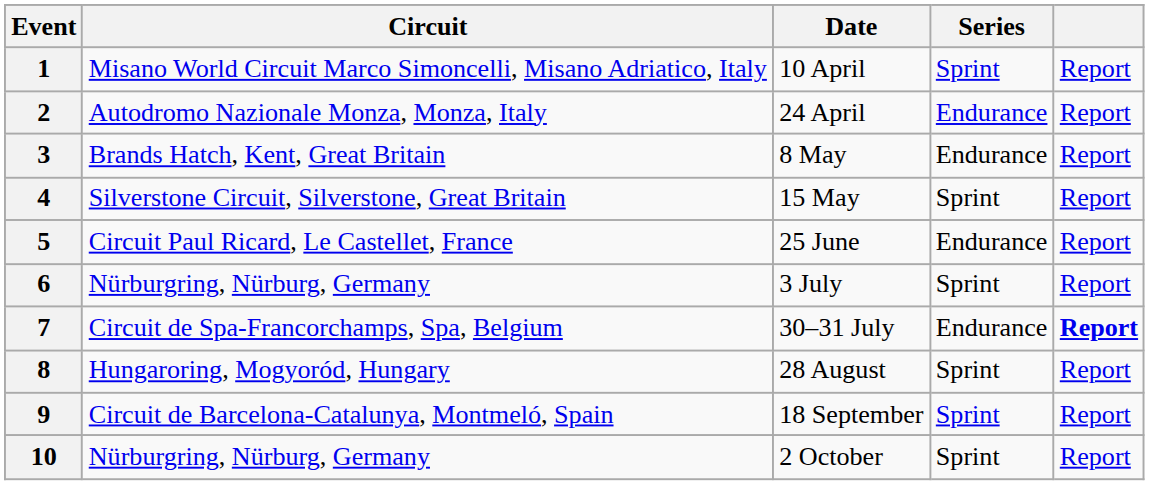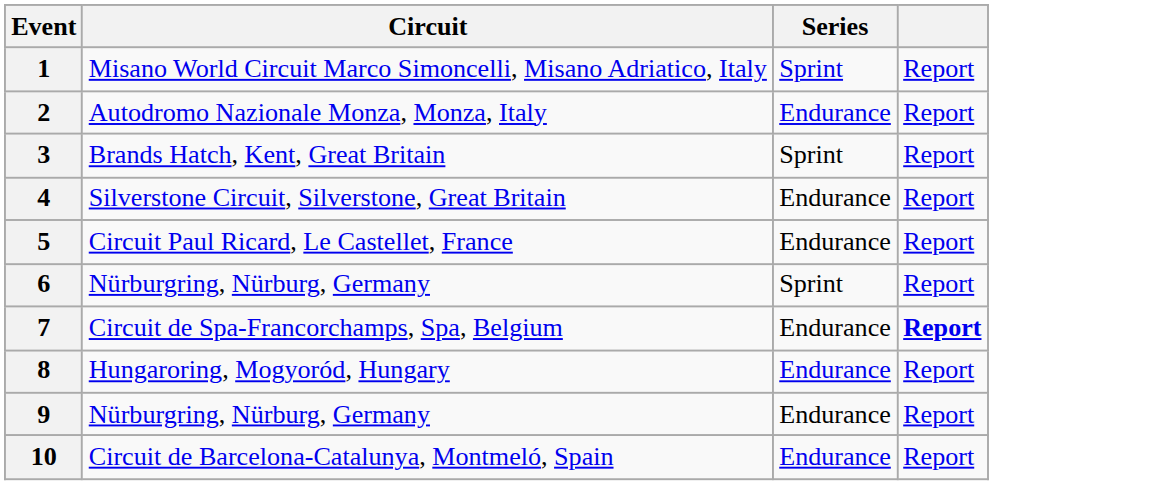- column: (851, 25)
(992, 154) Endurance -> (811, 154) Sprint
(968, 197) Sprint -> (835, 197) Endurance
(968, 370) Sprint -> (835, 370) Endurance
(351, 413) Circuit de Barcelona-Catalunya, Montmeló, Spain -> (259, 413) Nürburgring, Nürburg, Germany
(968, 413) Sprint -> (835, 413) Endurance
(259, 456) Nürburgring, Nürburg, Germany -> (351, 456) Circuit de Barcelona-Catalunya, Montmeló, Spain
(968, 456) Sprint -> (835, 456) Endurance
